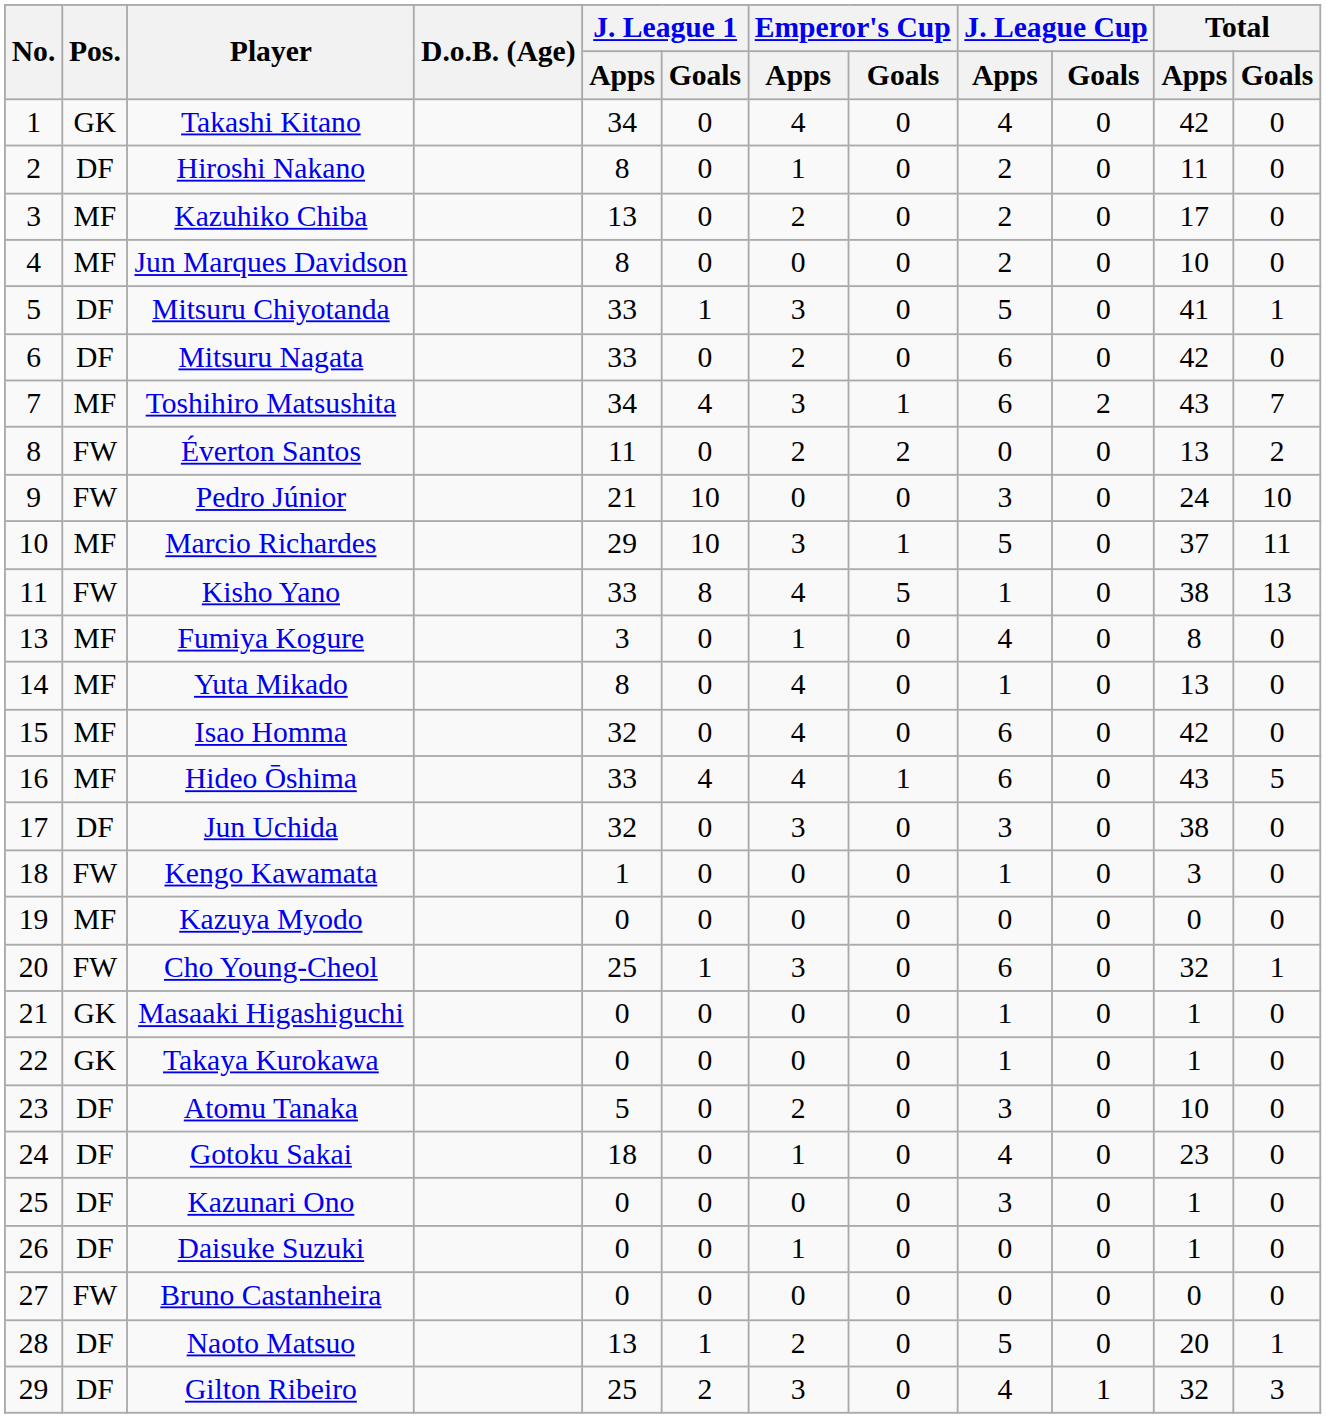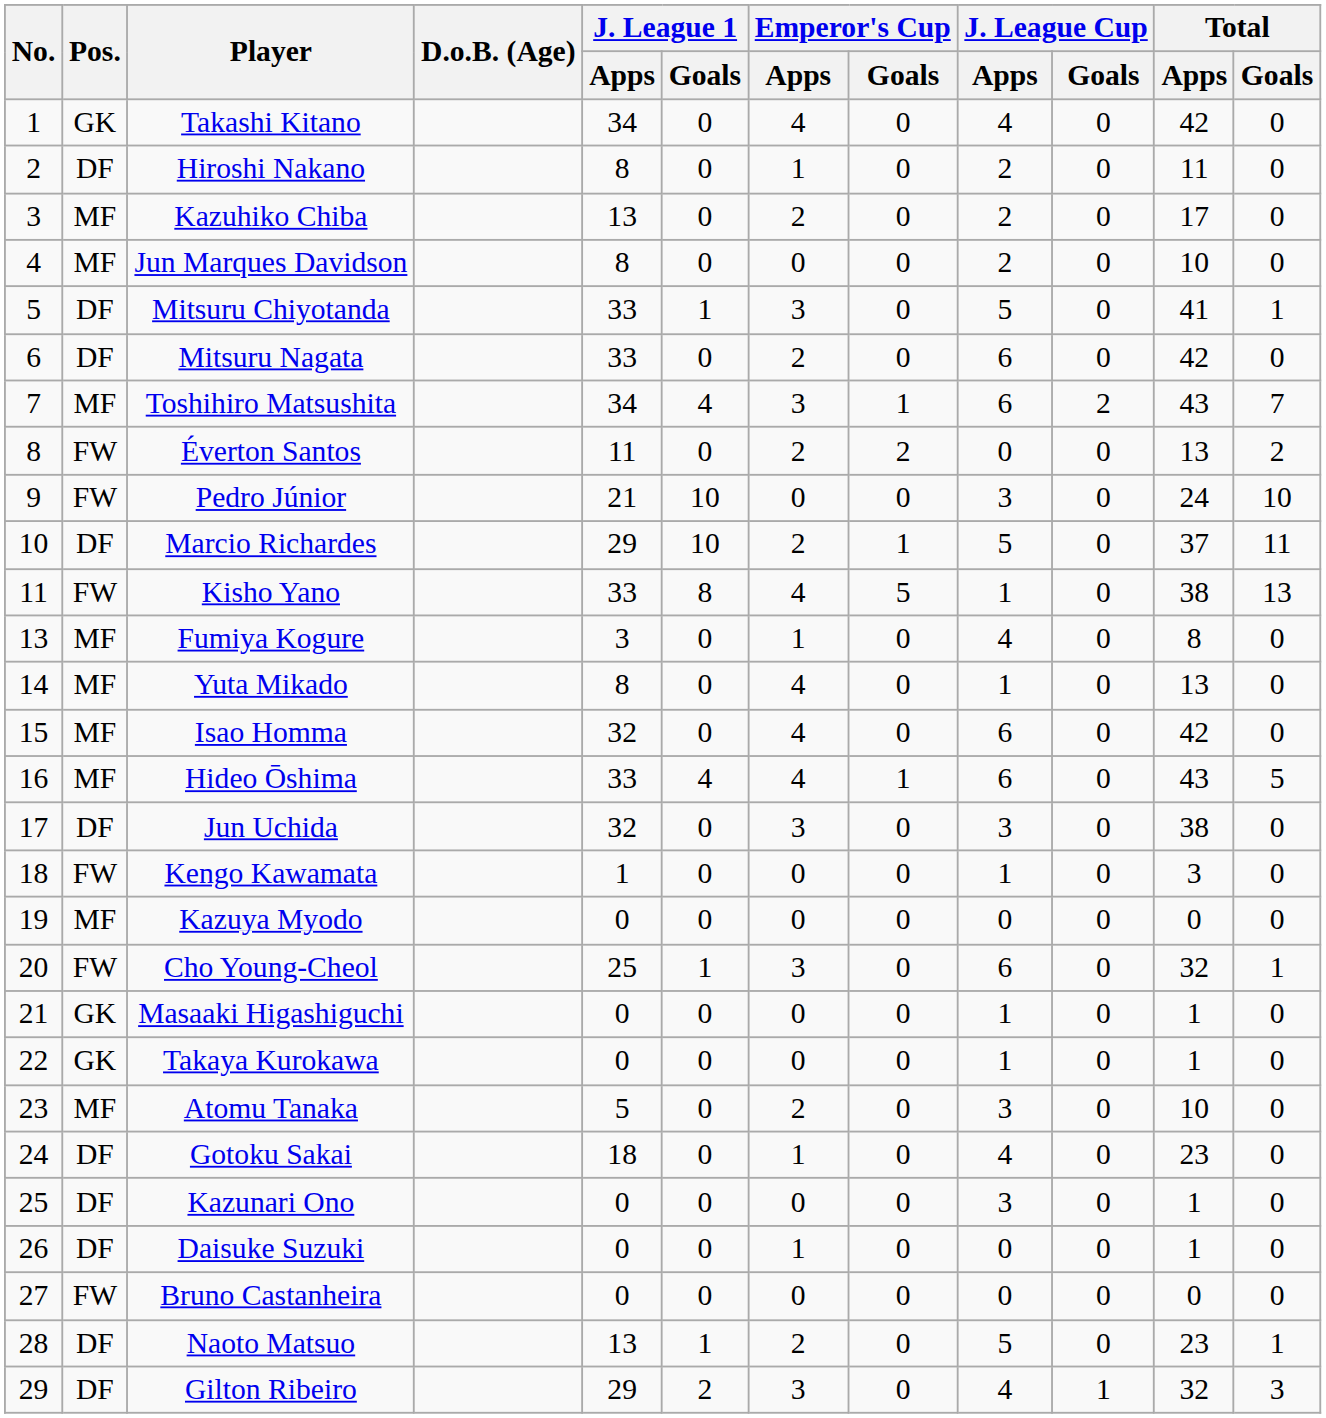(95, 544) MF -> (95, 544) DF
(798, 544) 3 -> (798, 544) 2
(95, 1107) DF -> (95, 1107) MF
(1194, 1342) 20 -> (1194, 1342) 23
(622, 1389) 25 -> (622, 1389) 29
